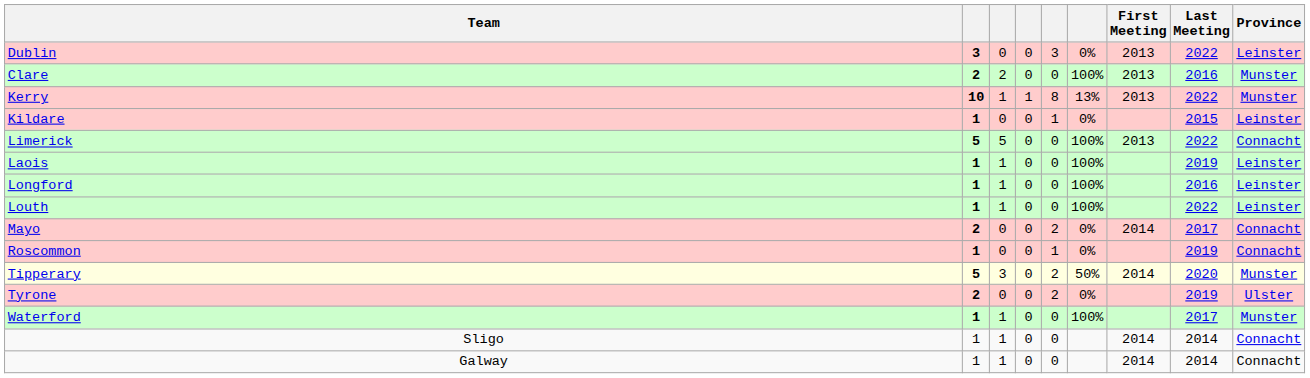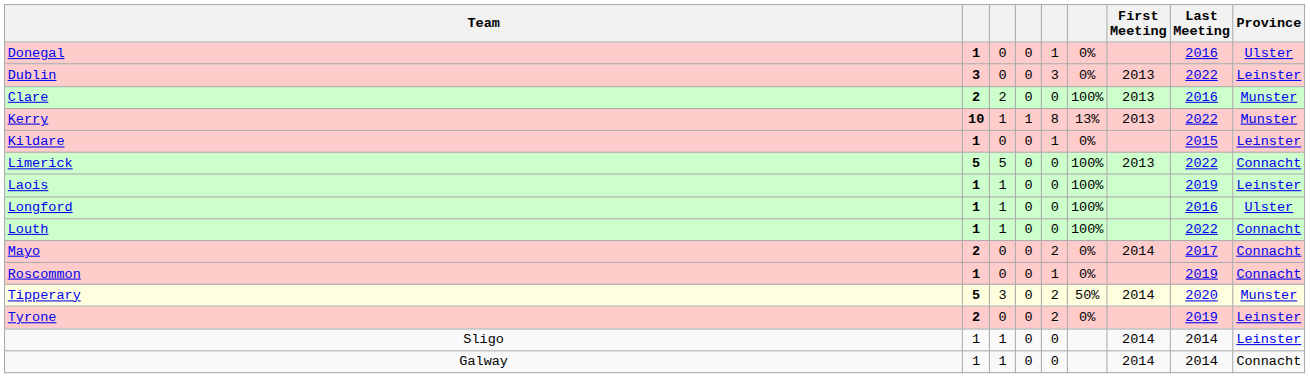+ row: (36, 53)
(1269, 185) Leinster -> (1269, 207) Ulster
(1269, 207) Leinster -> (1269, 229) Connacht
(1269, 296) Ulster -> (1269, 318) Leinster
- row: (44, 318)
(1269, 340) Connacht -> (1269, 340) Leinster
